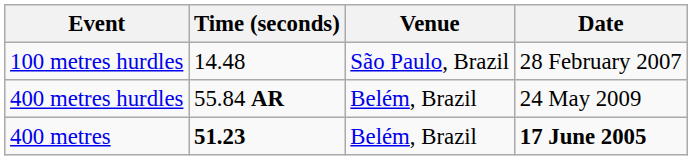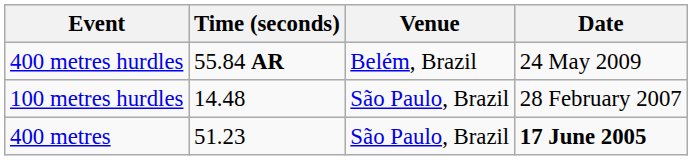rows swapped: (97, 61) <-> (97, 98)
(220, 136) bold -> (220, 136) normal
(414, 136) Belém, Brazil -> (430, 136) São Paulo, Brazil
